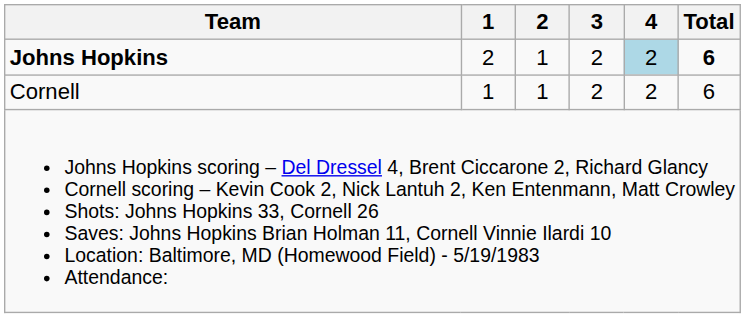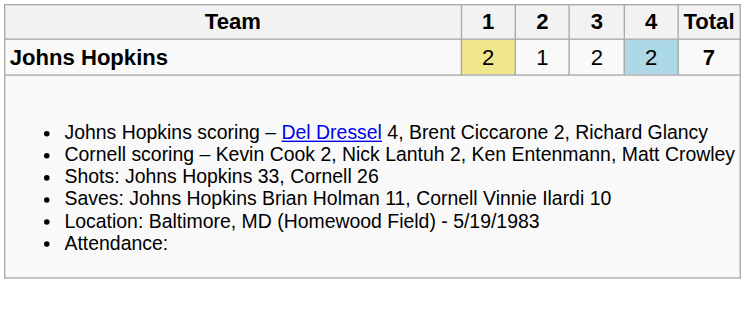(488, 57) no background -> (488, 57) khaki background
(709, 57) 6 -> (709, 57) 7
- row: (45, 92)
